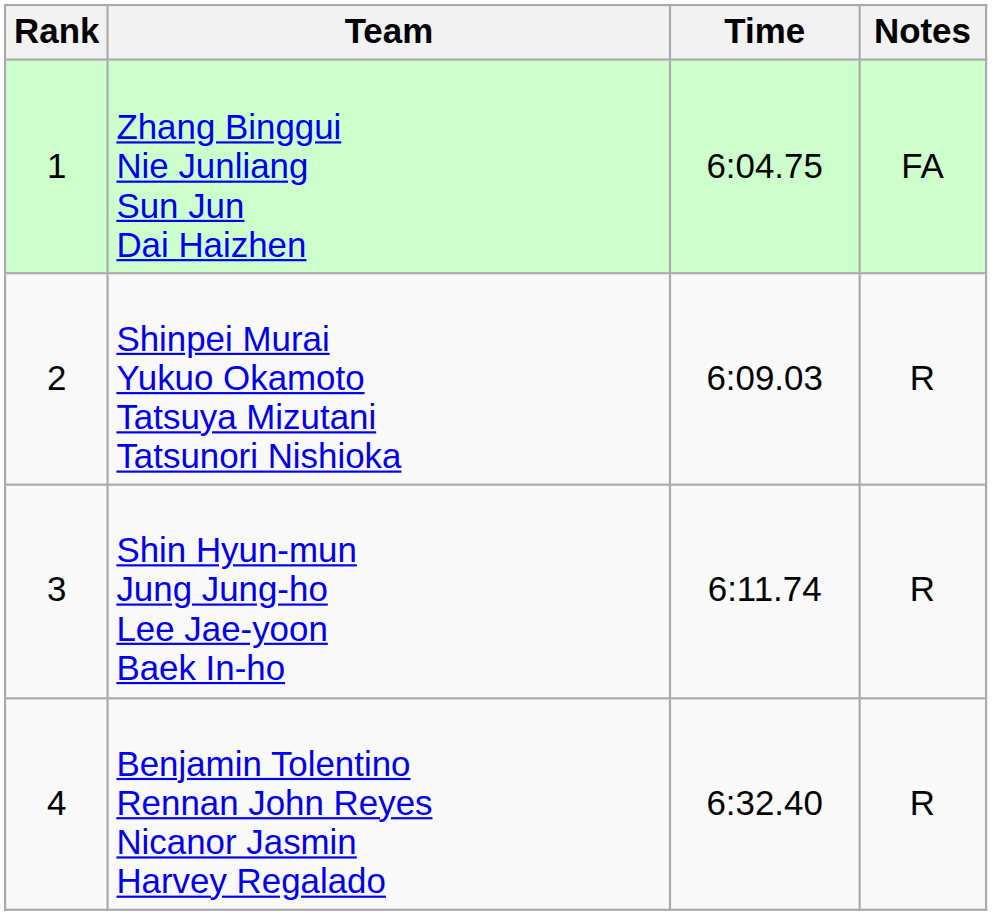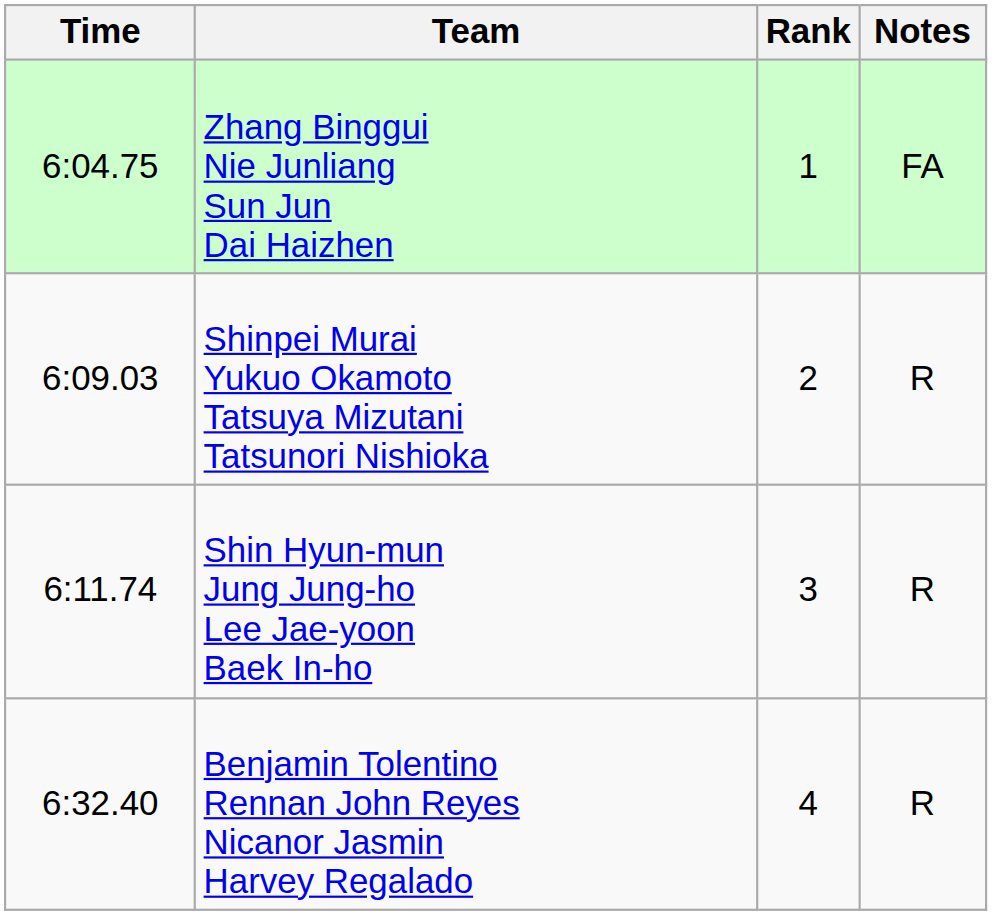columns swapped: (57, 32) <-> (765, 32)
